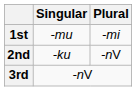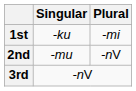(62, 34) -mu -> (62, 34) -ku
(62, 55) -ku -> (62, 55) -mu
